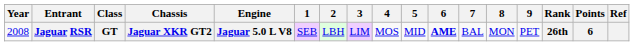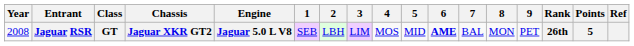(590, 31) 6 -> (590, 31) 5
